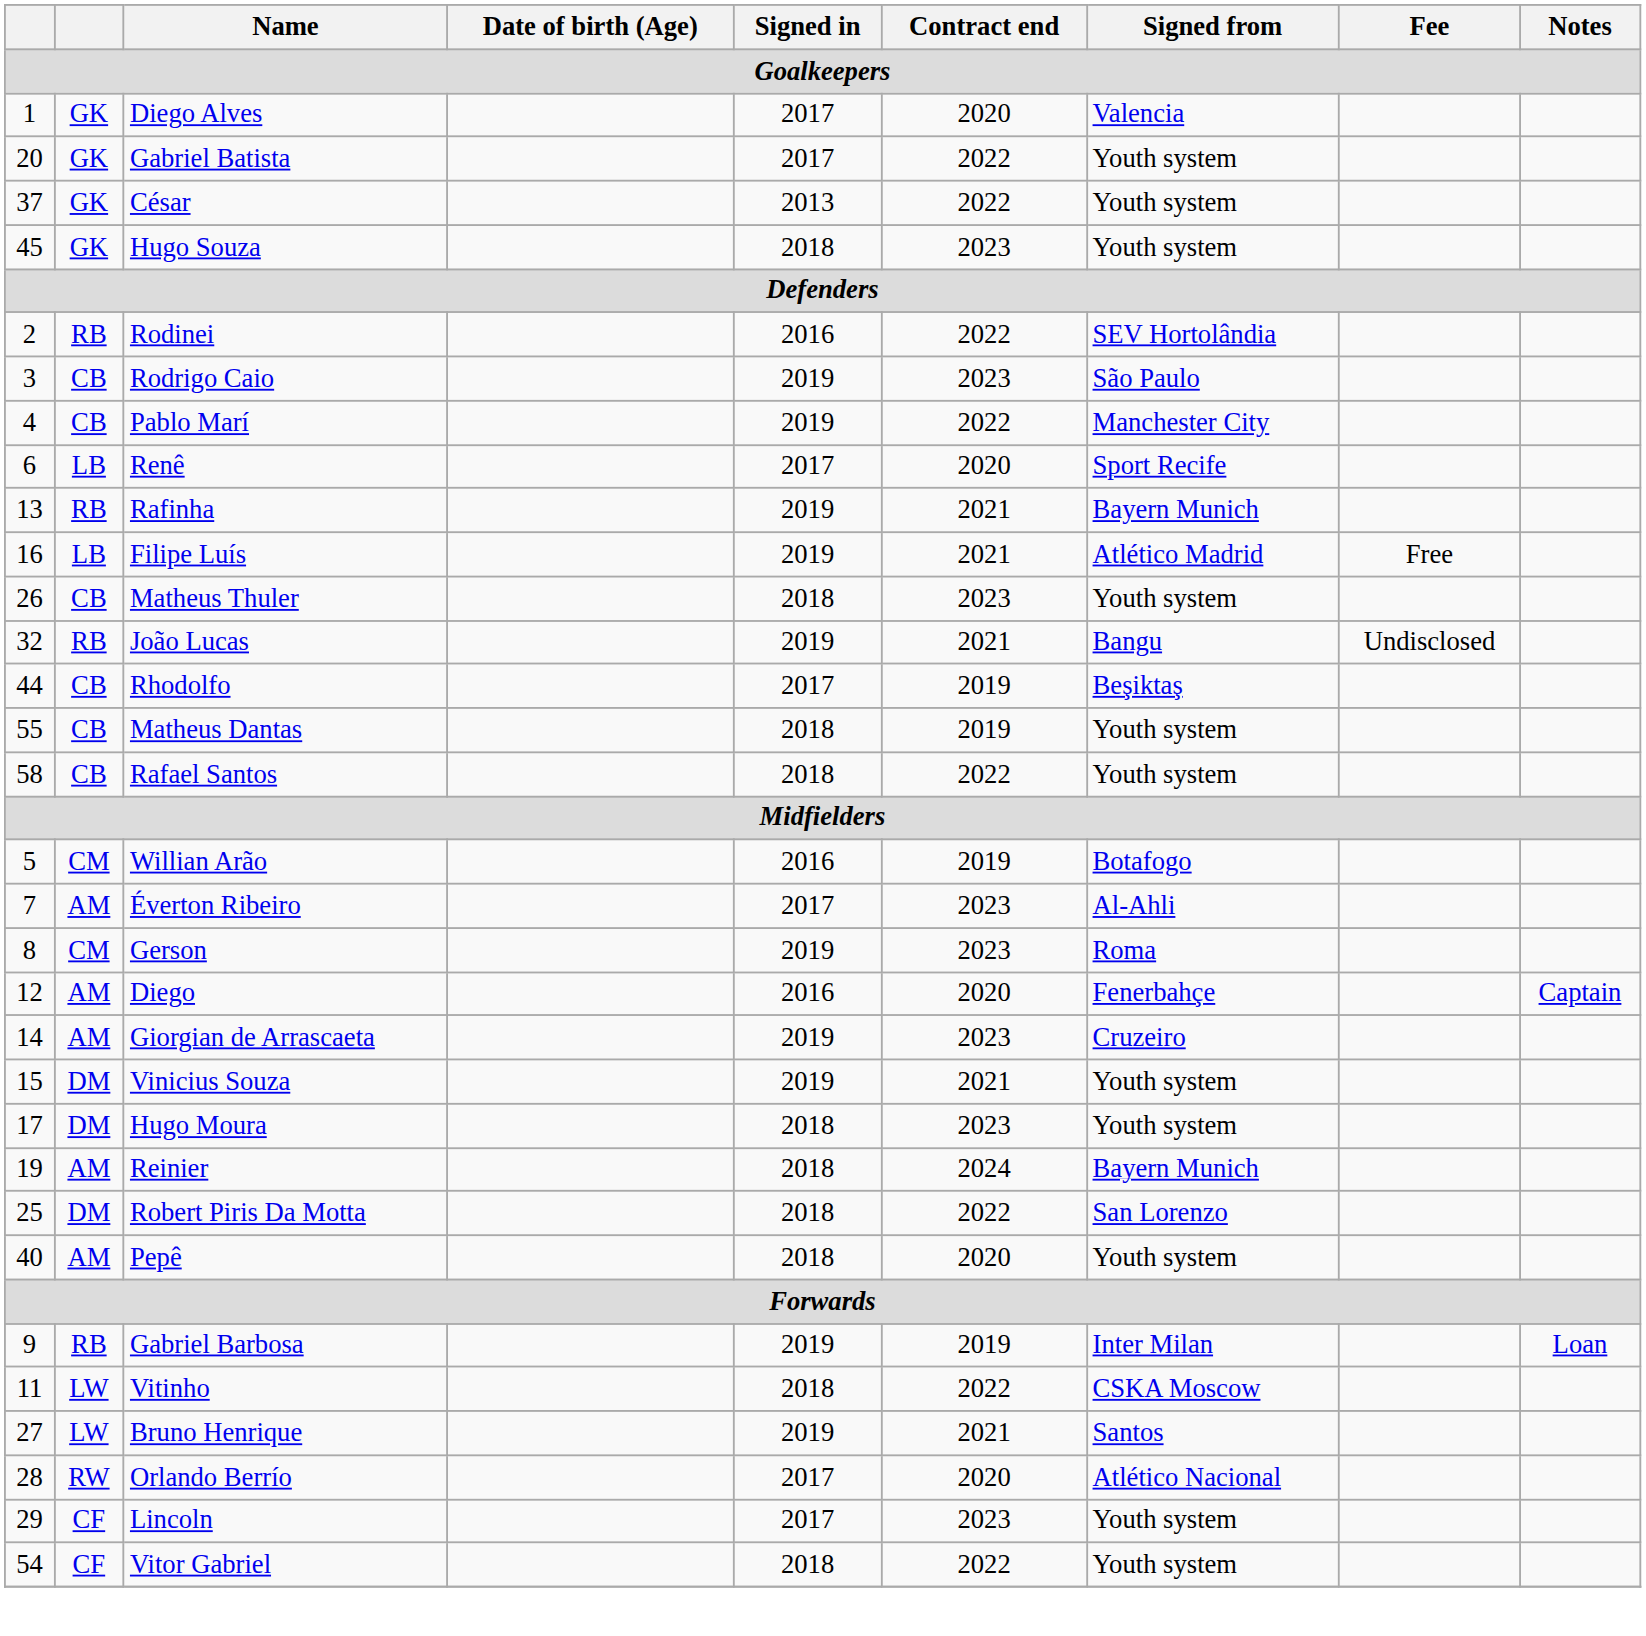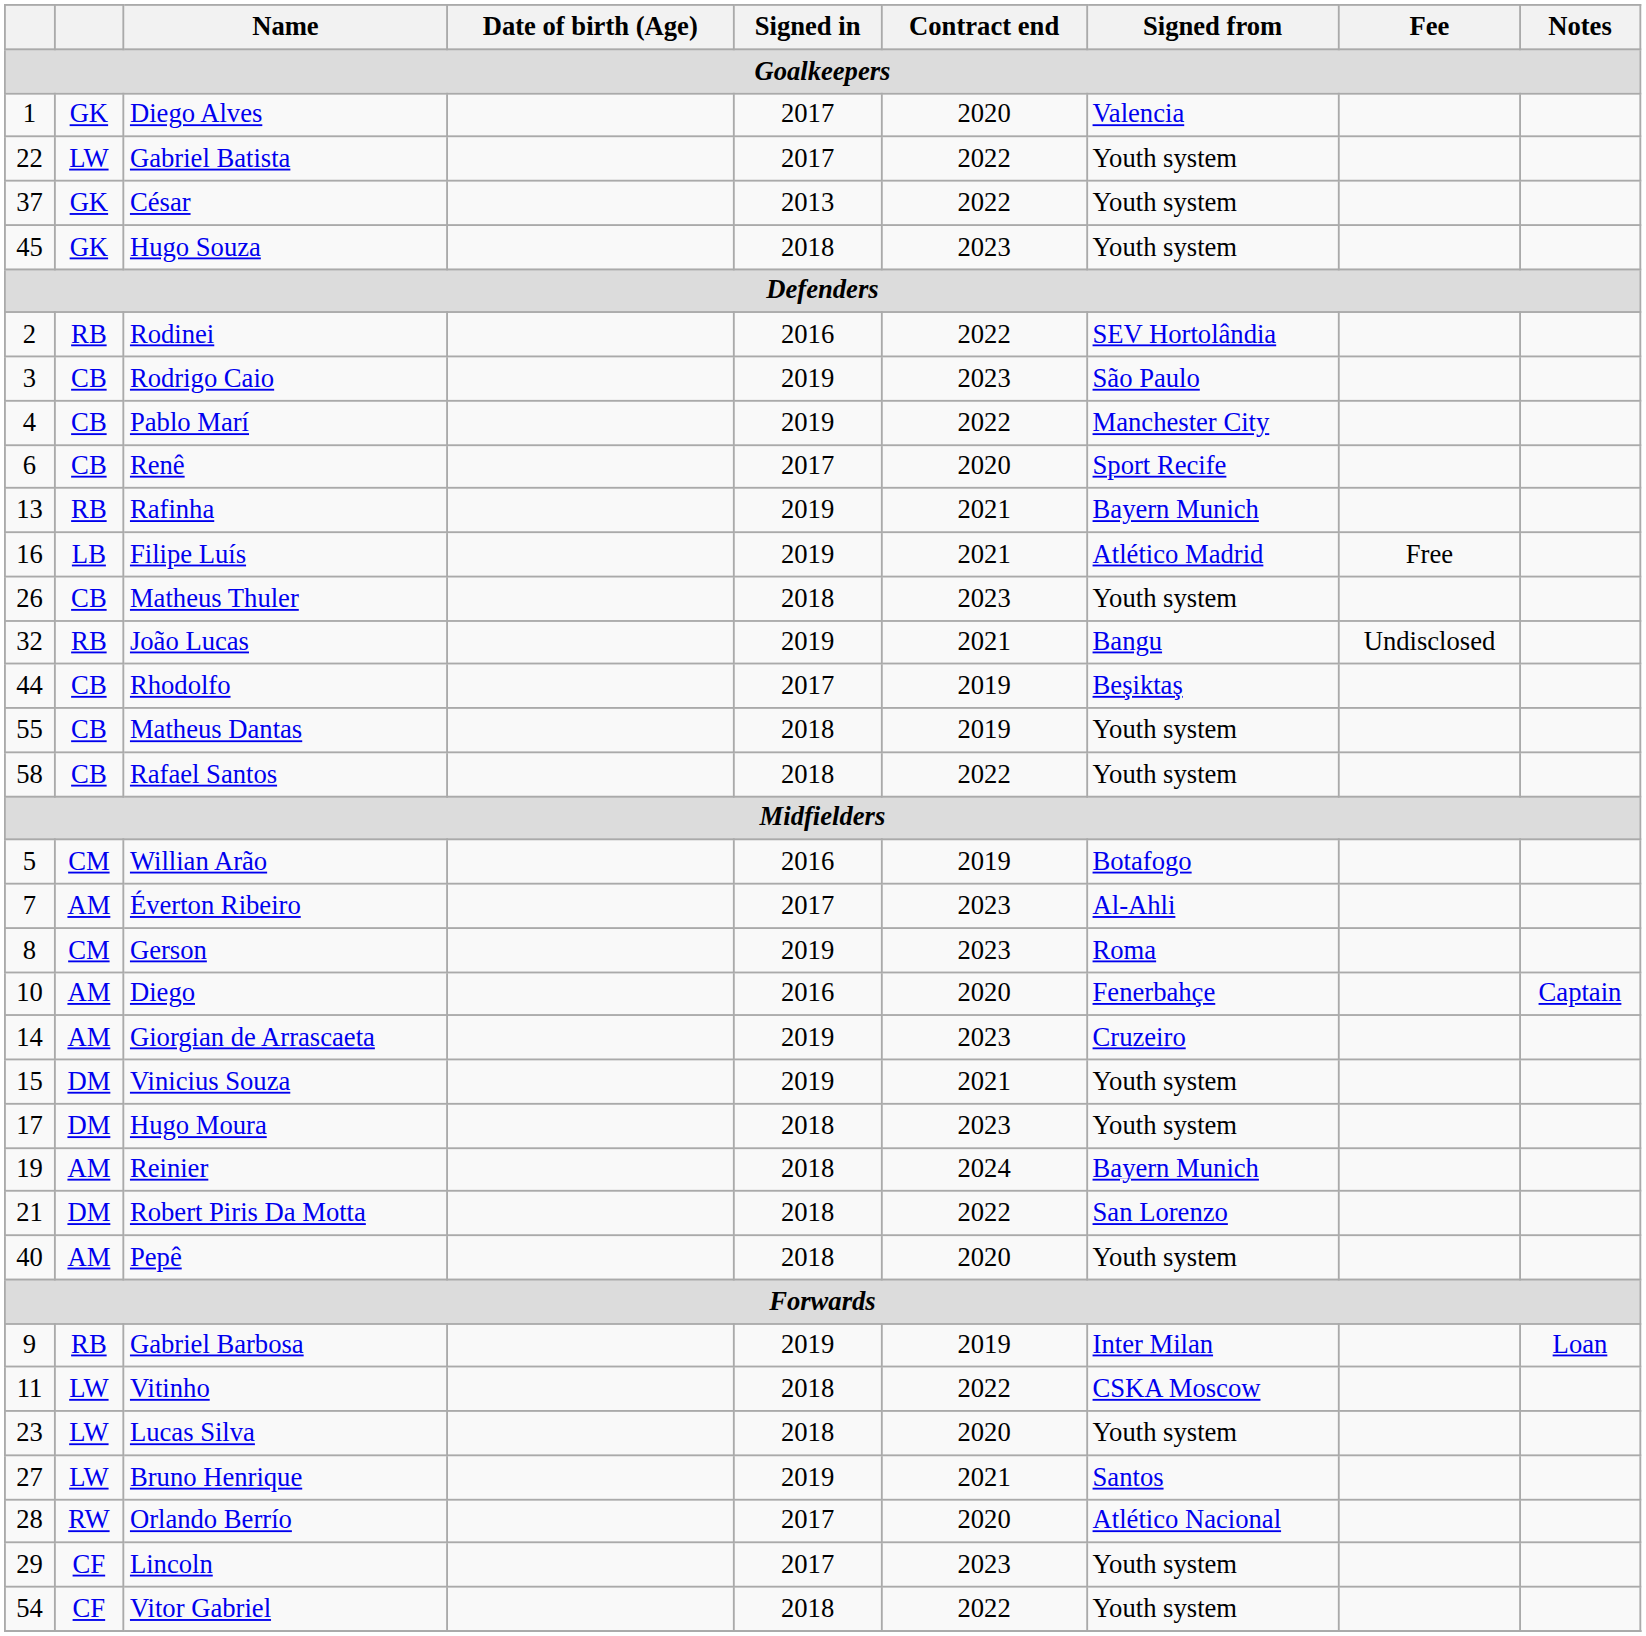(29, 158) 20 -> (29, 158) 22
(89, 158) GK -> (89, 158) LW
(89, 466) LB -> (89, 466) CB
(29, 993) 12 -> (29, 993) 10
(29, 1213) 25 -> (29, 1213) 21
+ row: (192, 1432)
